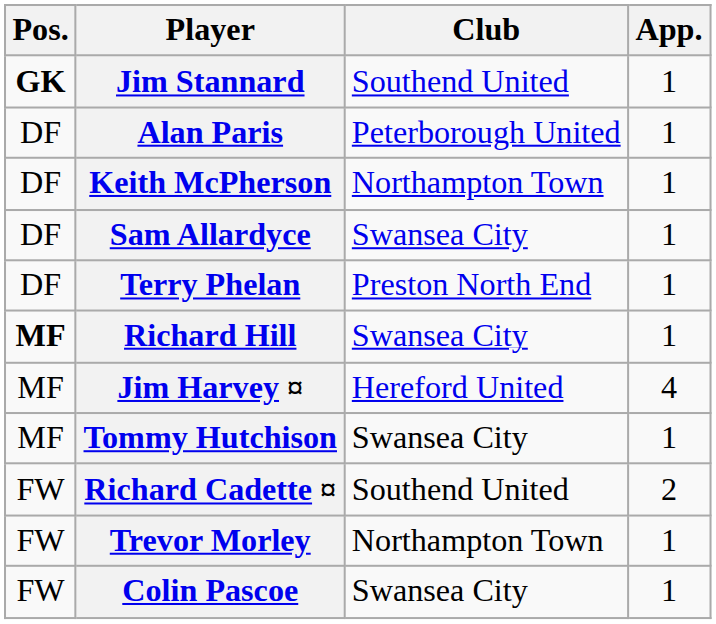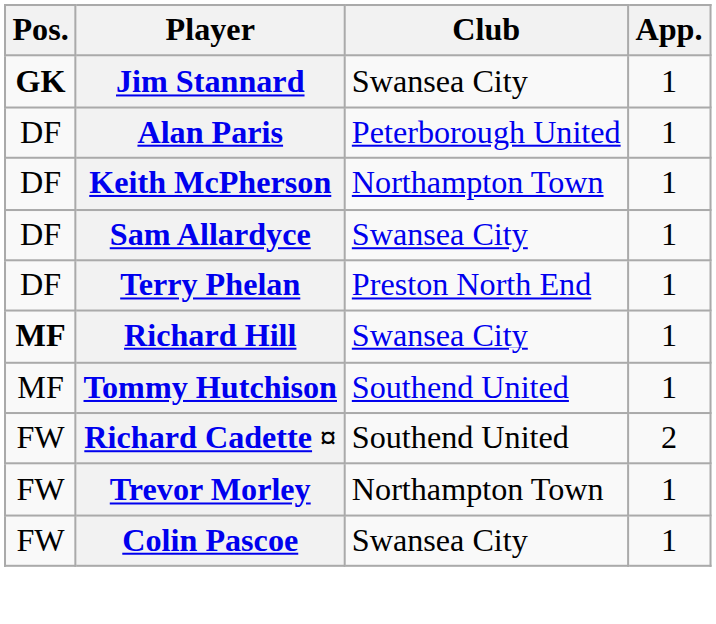(460, 81) Southend United -> (440, 81) Swansea City
- row: (210, 387)
(440, 438) Swansea City -> (460, 387) Southend United
